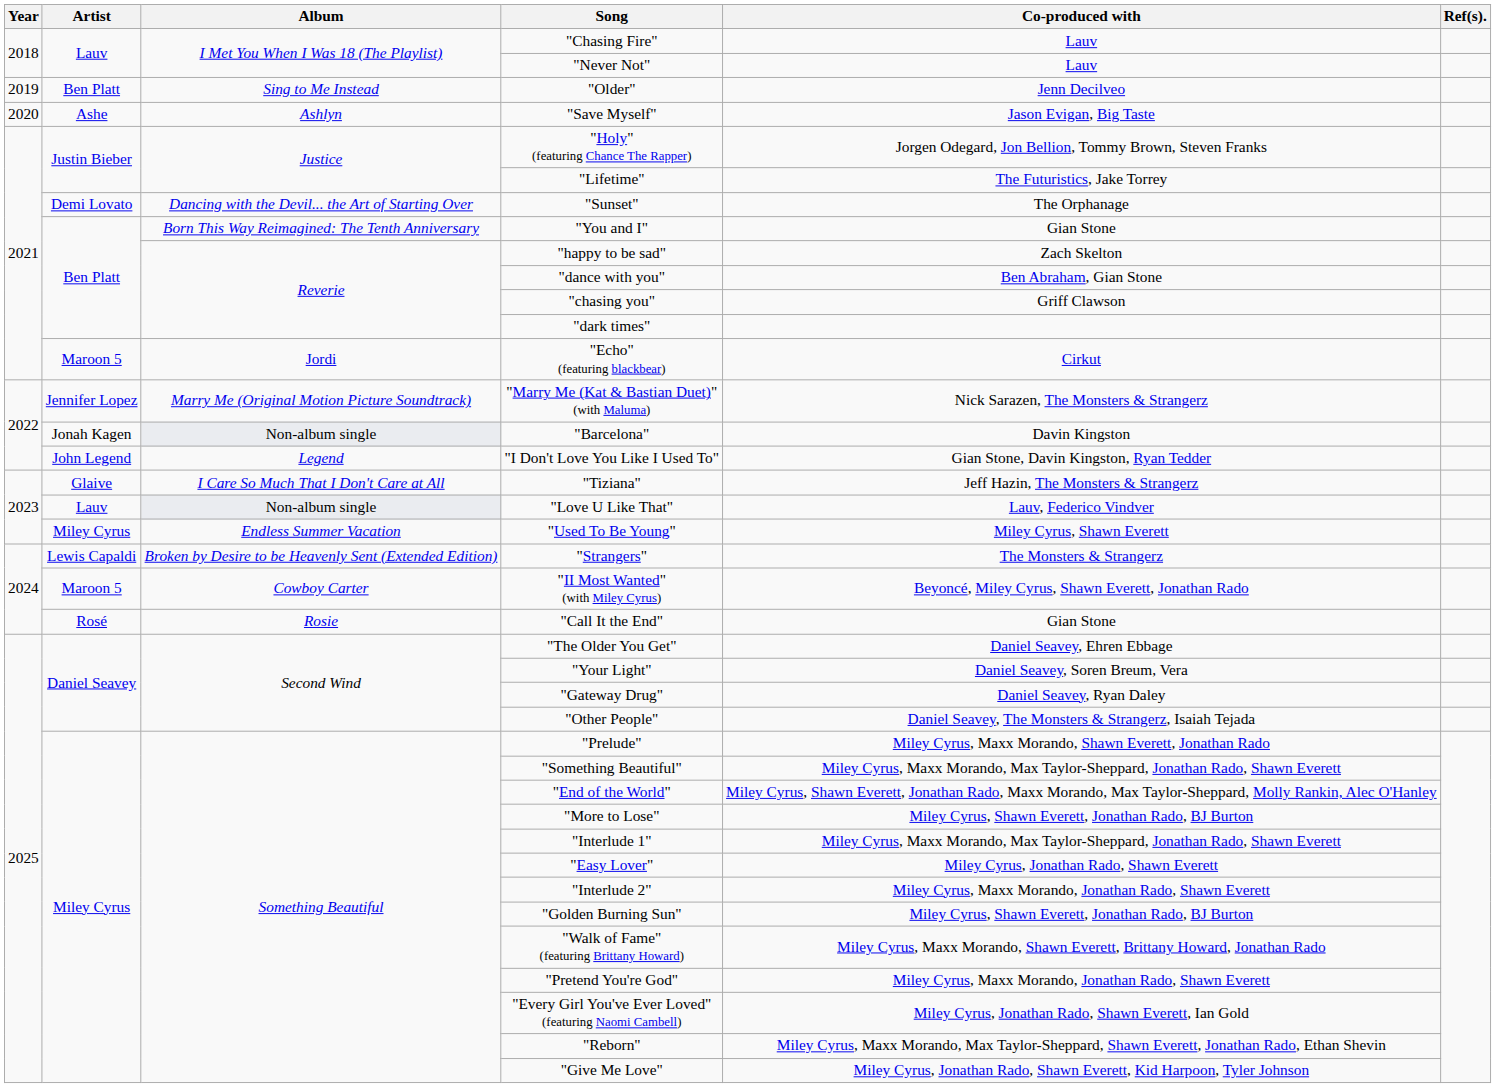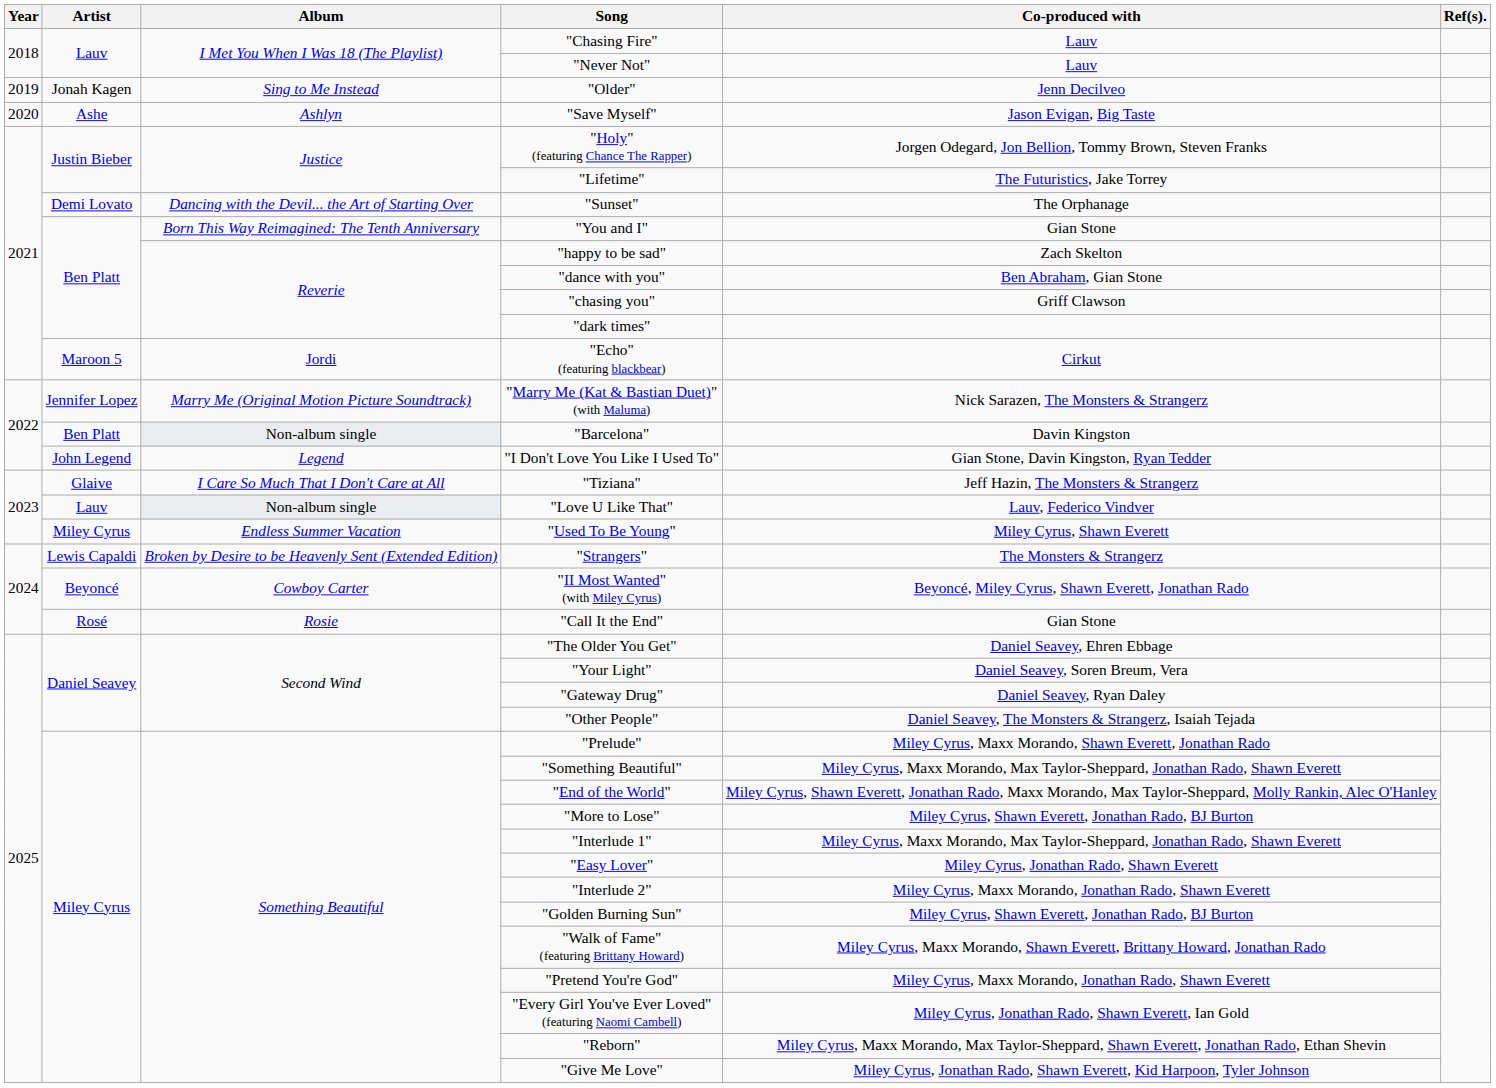(92, 89) Ben Platt -> (92, 89) Jonah Kagen
(92, 433) Jonah Kagen -> (92, 433) Ben Platt
(92, 588) Maroon 5 -> (92, 588) Beyoncé
